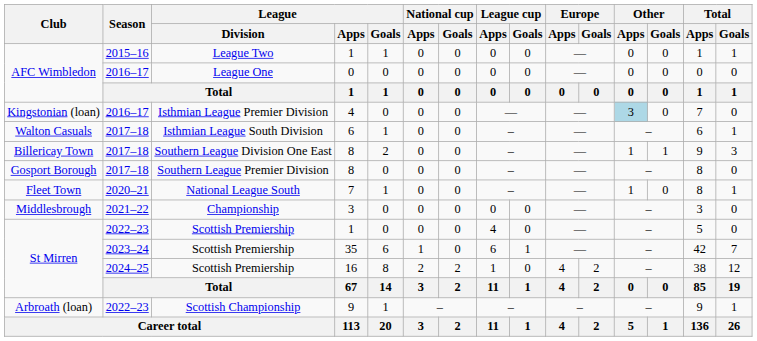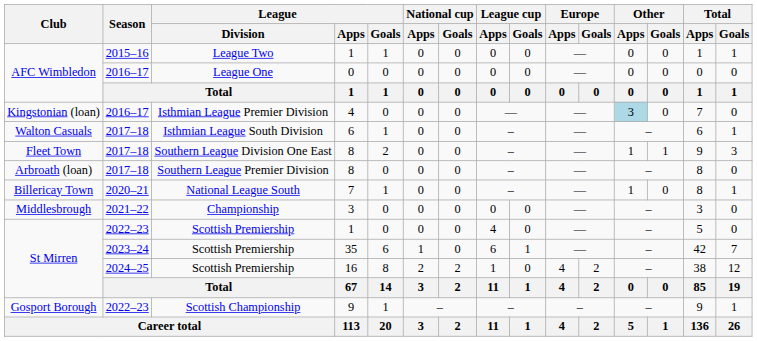(54, 151) Billericay Town -> (54, 151) Fleet Town
(54, 170) Gosport Borough -> (54, 170) Arbroath (loan)
(54, 190) Fleet Town -> (54, 190) Billericay Town
(54, 307) Arbroath (loan) -> (54, 307) Gosport Borough
